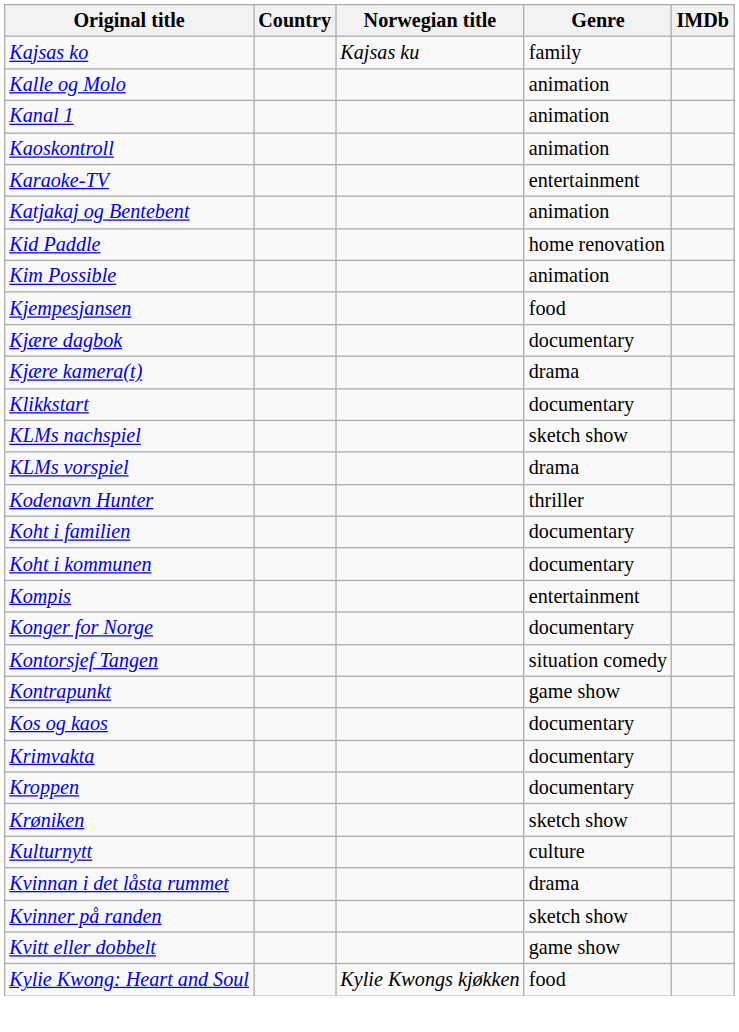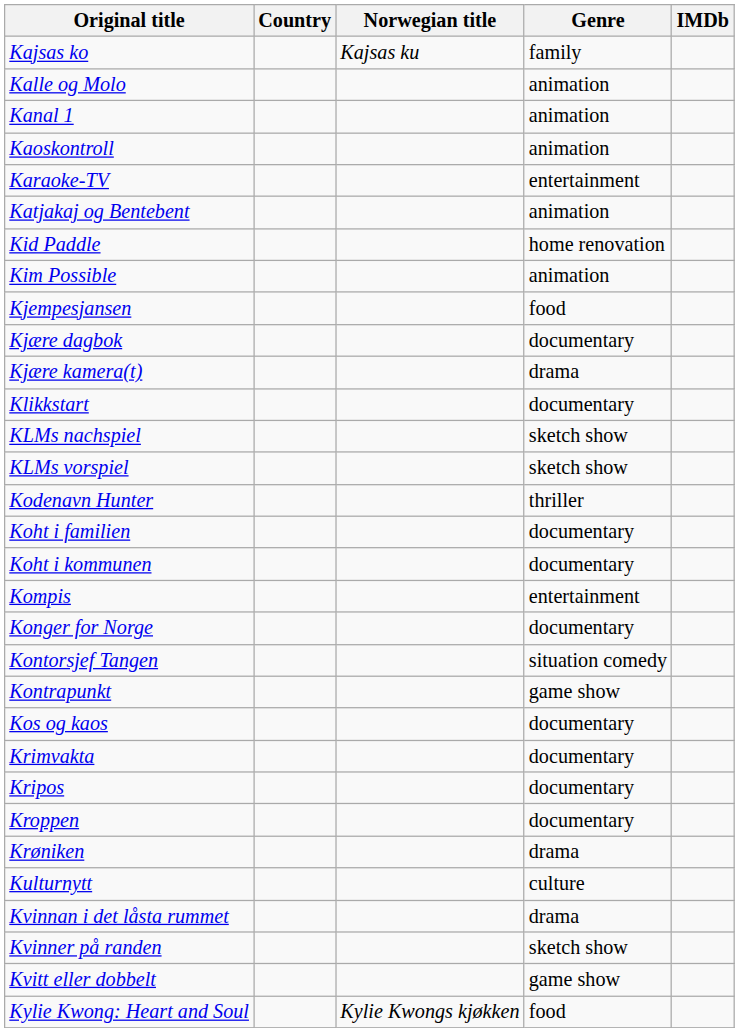(554, 468) drama -> (578, 468) sketch show
+ row: (37, 787)
(578, 819) sketch show -> (554, 851) drama
